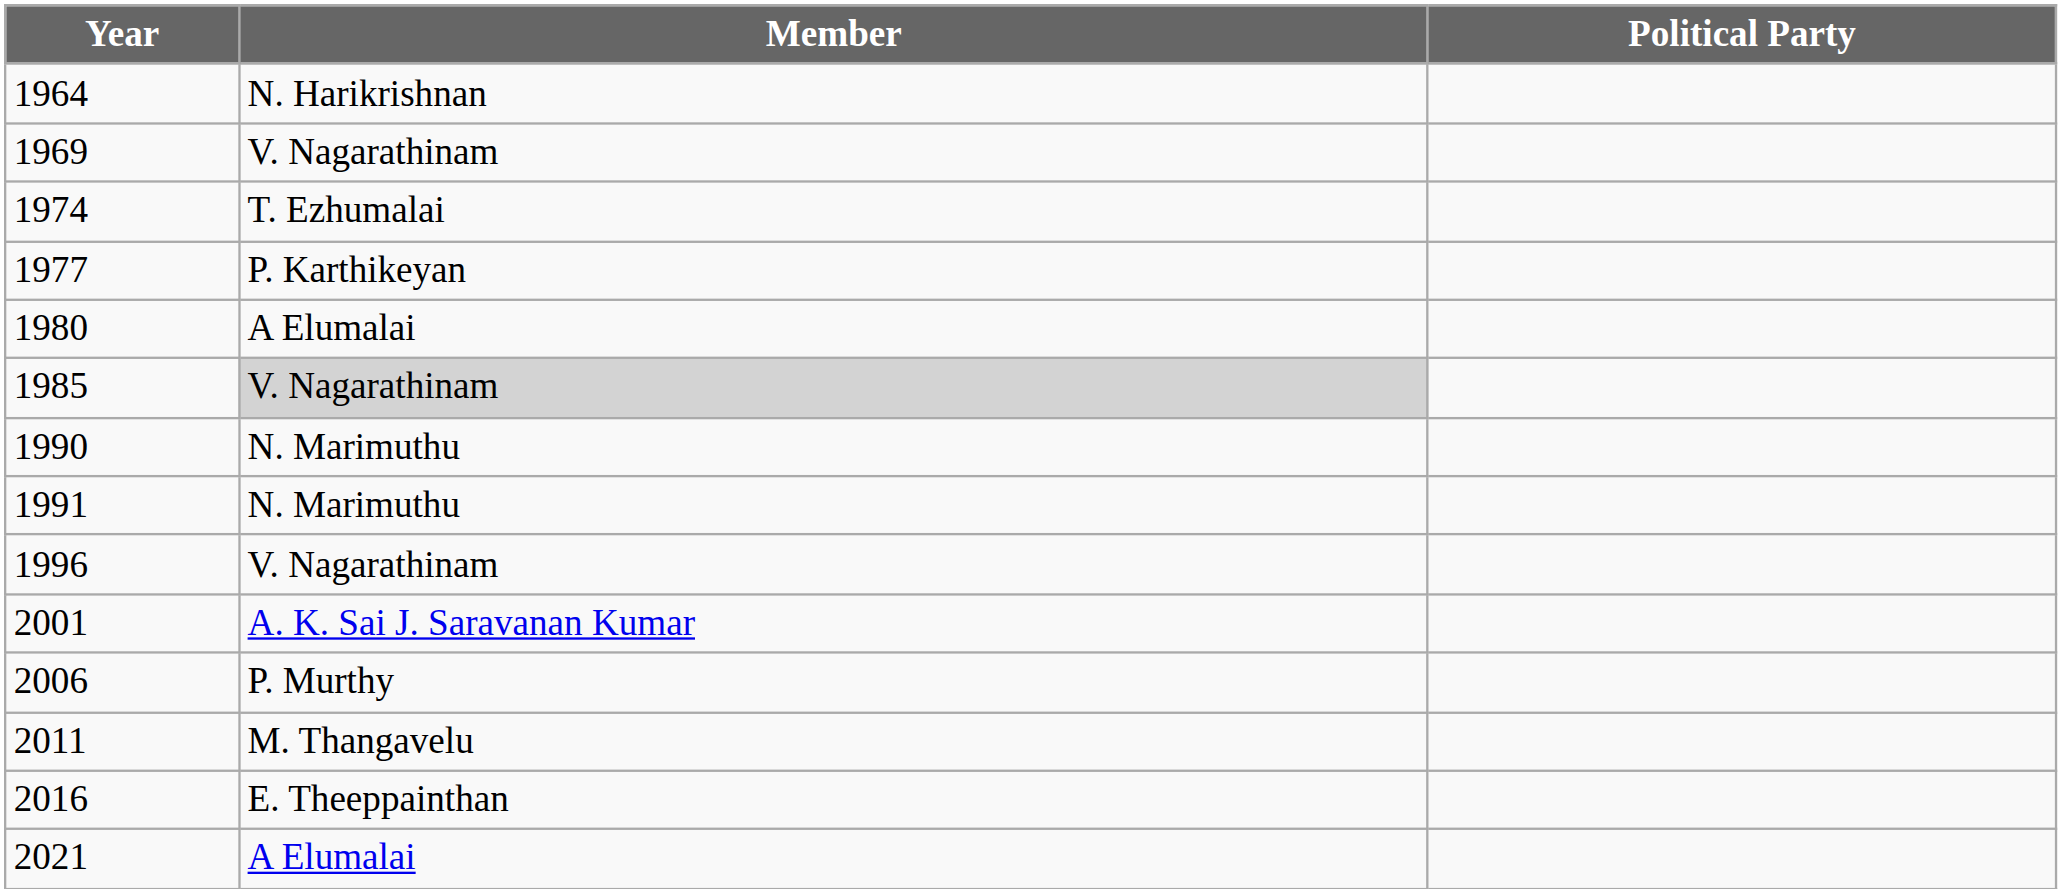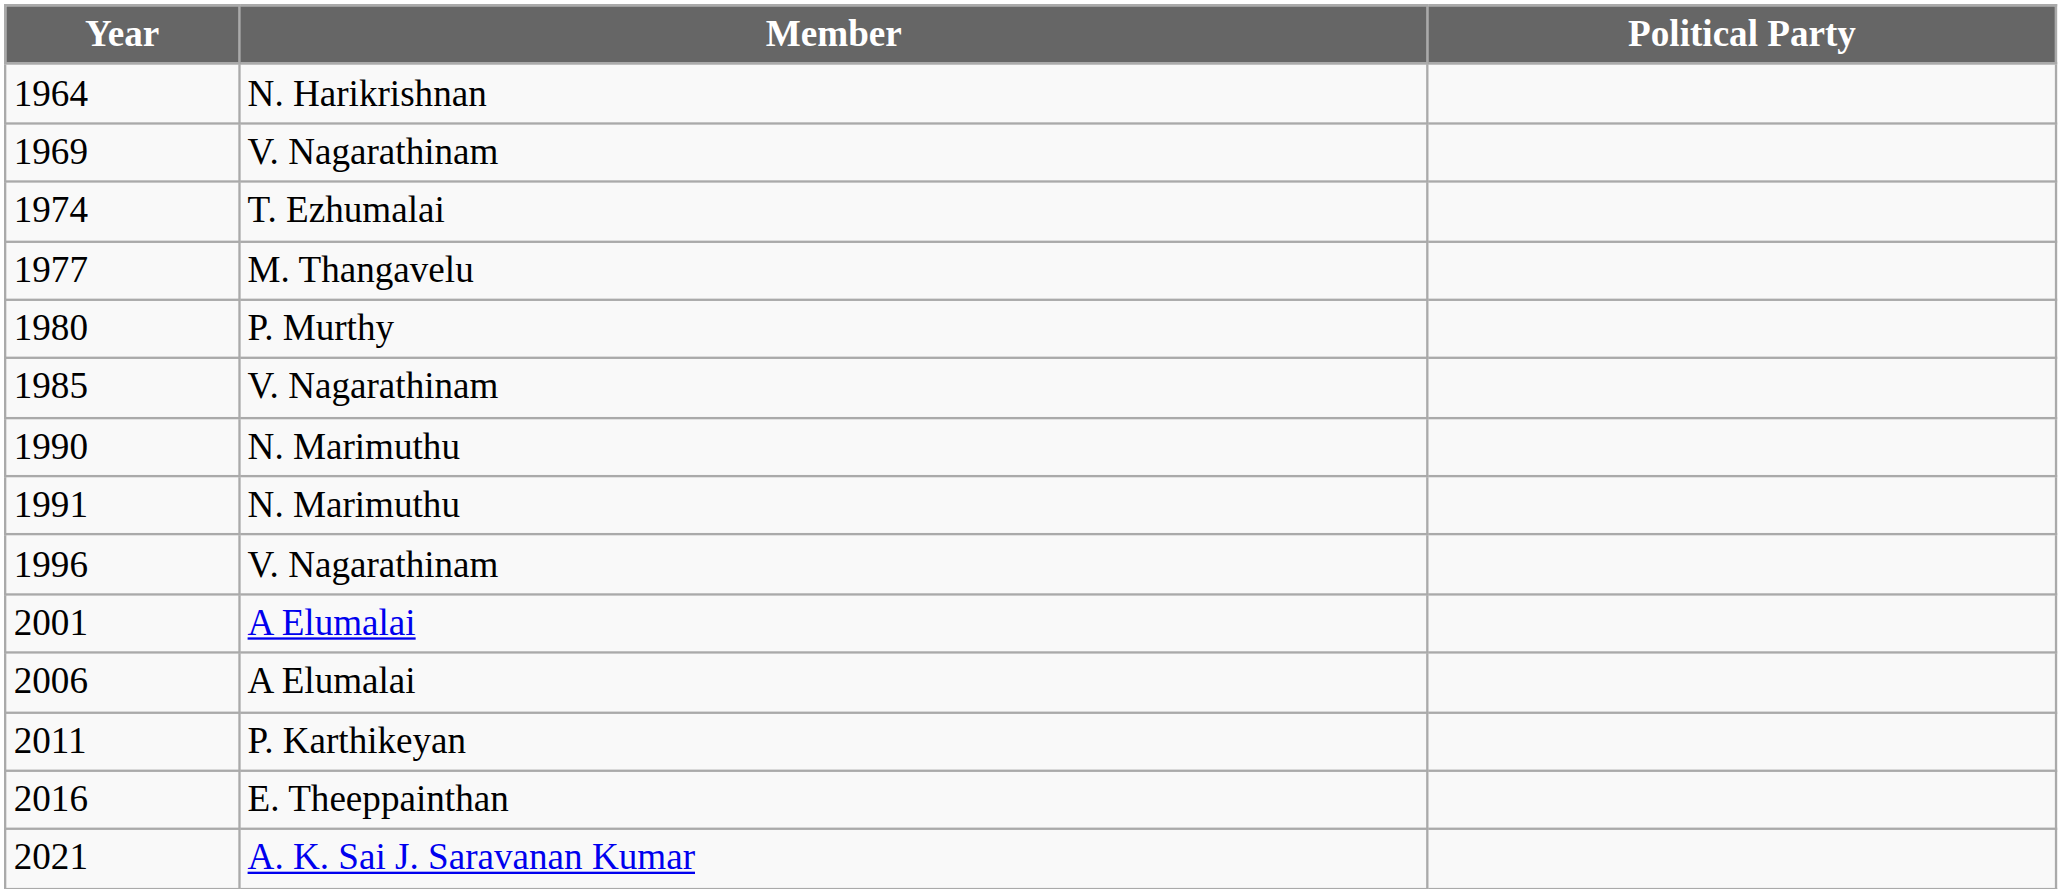(357, 269) P. Karthikeyan -> (361, 269) M. Thangavelu
(332, 328) A Elumalai -> (321, 328) P. Murthy
(373, 387) lightgrey background -> (373, 387) no background
(471, 622) A. K. Sai J. Saravanan Kumar -> (332, 622) A Elumalai
(321, 681) P. Murthy -> (332, 681) A Elumalai
(361, 740) M. Thangavelu -> (357, 740) P. Karthikeyan
(332, 858) A Elumalai -> (471, 858) A. K. Sai J. Saravanan Kumar
